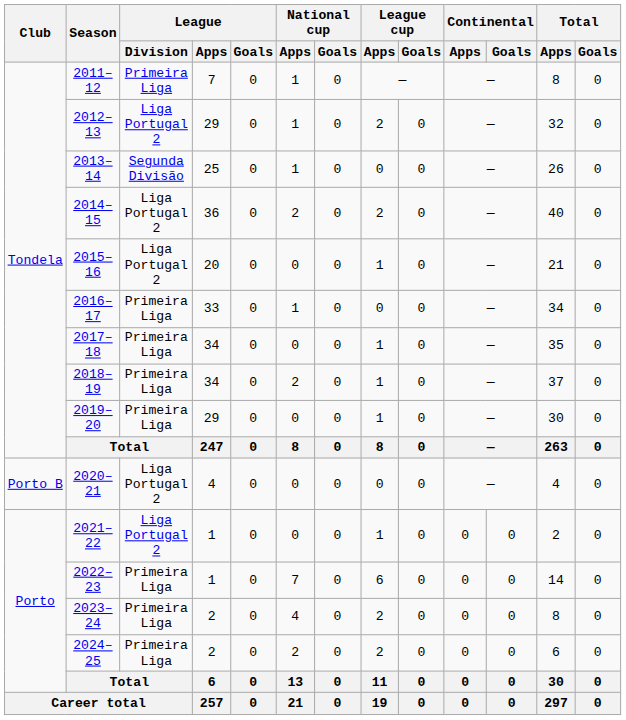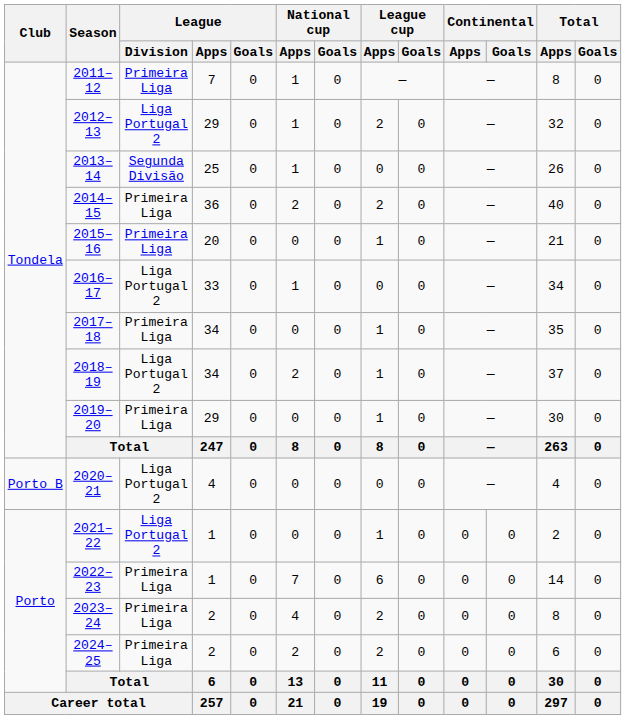(156, 213) Liga Portugal 2 -> (156, 206) Primeira Liga
(156, 265) Liga Portugal 2 -> (156, 242) Primeira Liga
(156, 309) Primeira Liga -> (156, 286) Liga Portugal 2
(156, 382) Primeira Liga -> (156, 374) Liga Portugal 2
